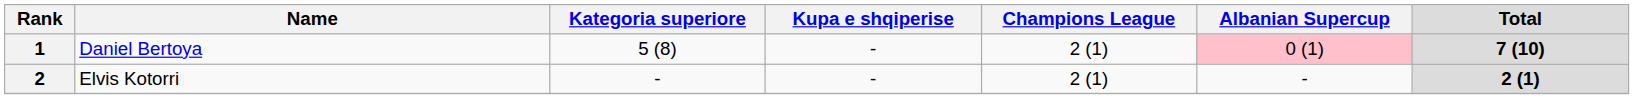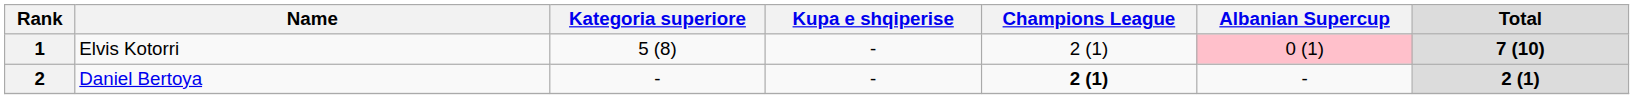(141, 49) Daniel Bertoya -> (129, 49) Elvis Kotorri
(129, 78) Elvis Kotorri -> (141, 78) Daniel Bertoya
(1089, 78) normal -> (1089, 78) bold
